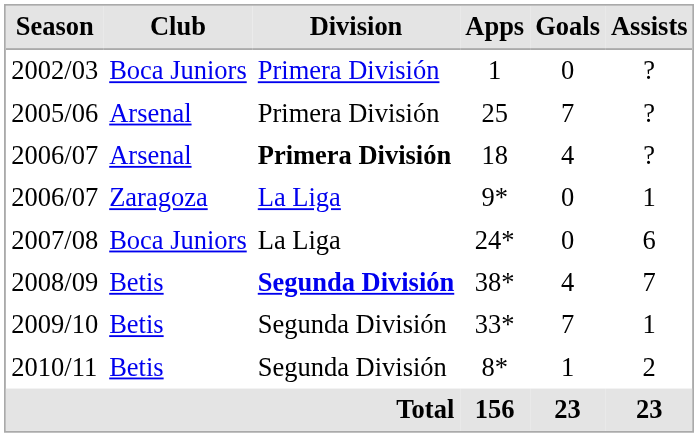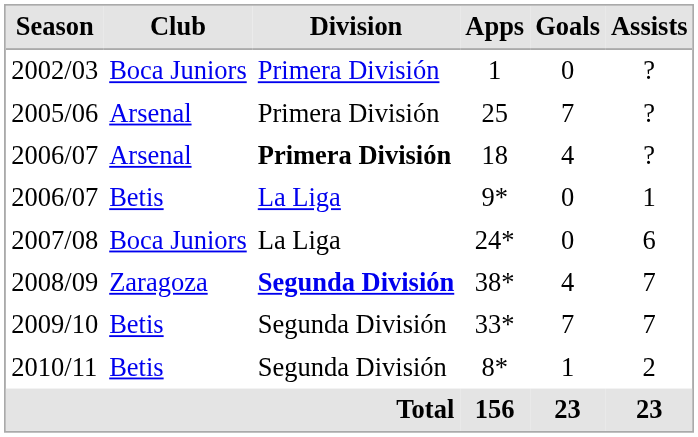(158, 197) Zaragoza -> (136, 197) Betis
(136, 282) Betis -> (158, 282) Zaragoza
(649, 324) 1 -> (649, 324) 7
